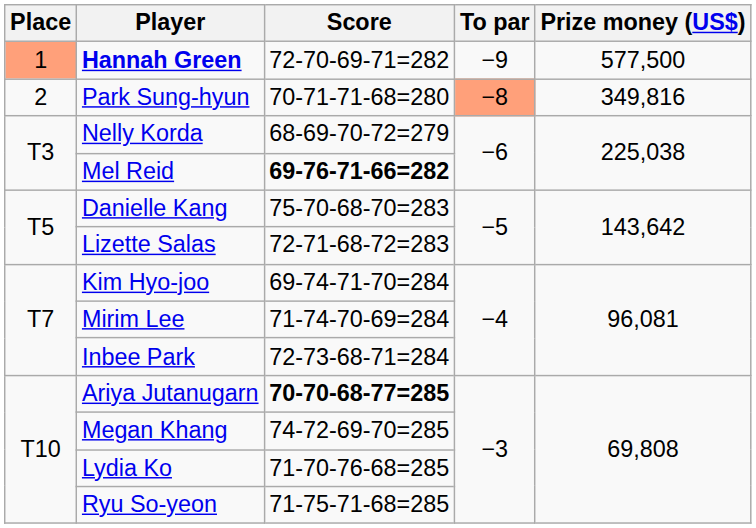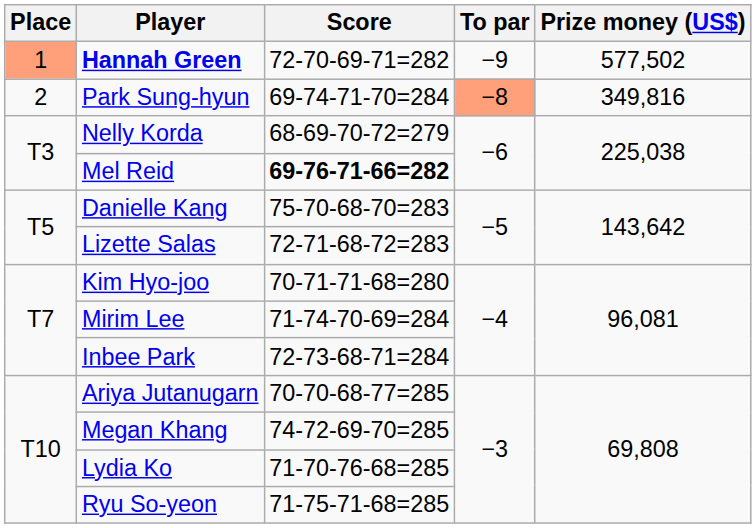(643, 60) 577,500 -> (643, 60) 577,502
(359, 97) 70-71-71-68=280 -> (359, 97) 69-74-71-70=284
(359, 282) 69-74-71-70=284 -> (359, 282) 70-71-71-68=280
(359, 393) bold -> (359, 393) normal
